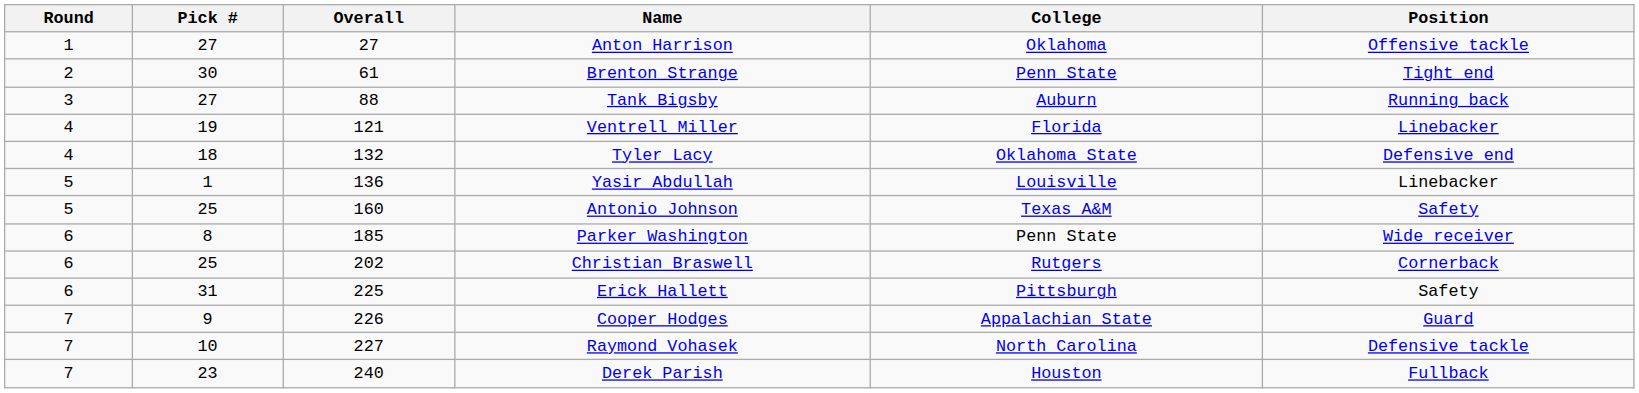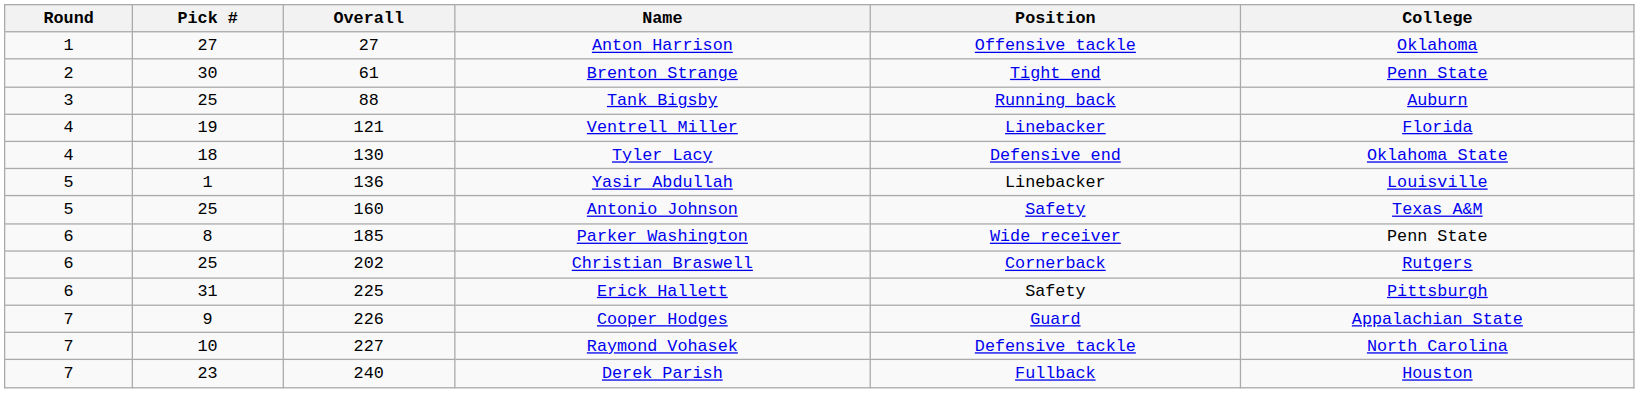columns swapped: (1448, 18) <-> (1066, 18)
(208, 100) 27 -> (208, 100) 25
(369, 155) 132 -> (369, 155) 130
